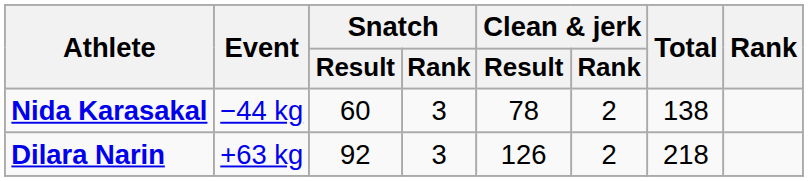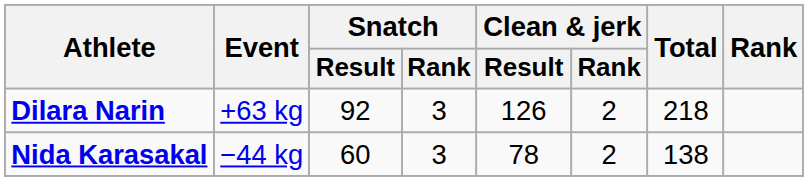rows swapped: (109, 111) <-> (88, 154)
